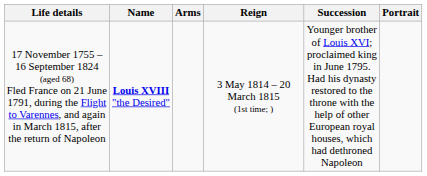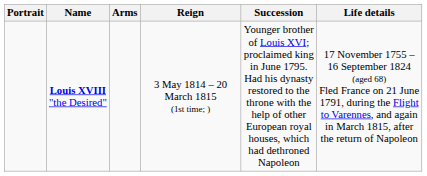columns swapped: (401, 13) <-> (57, 13)
